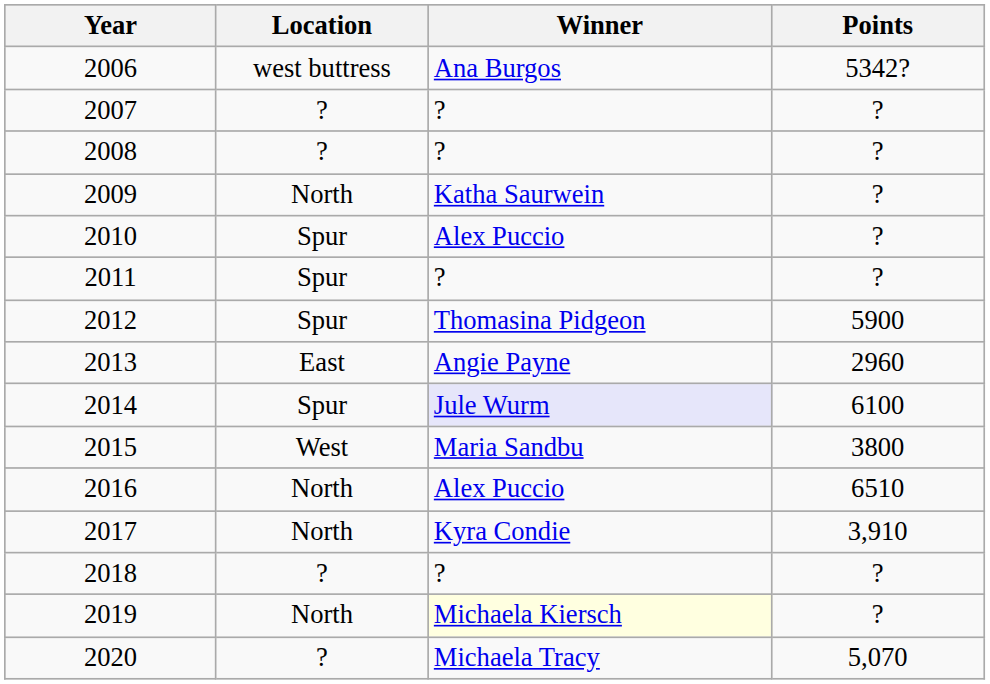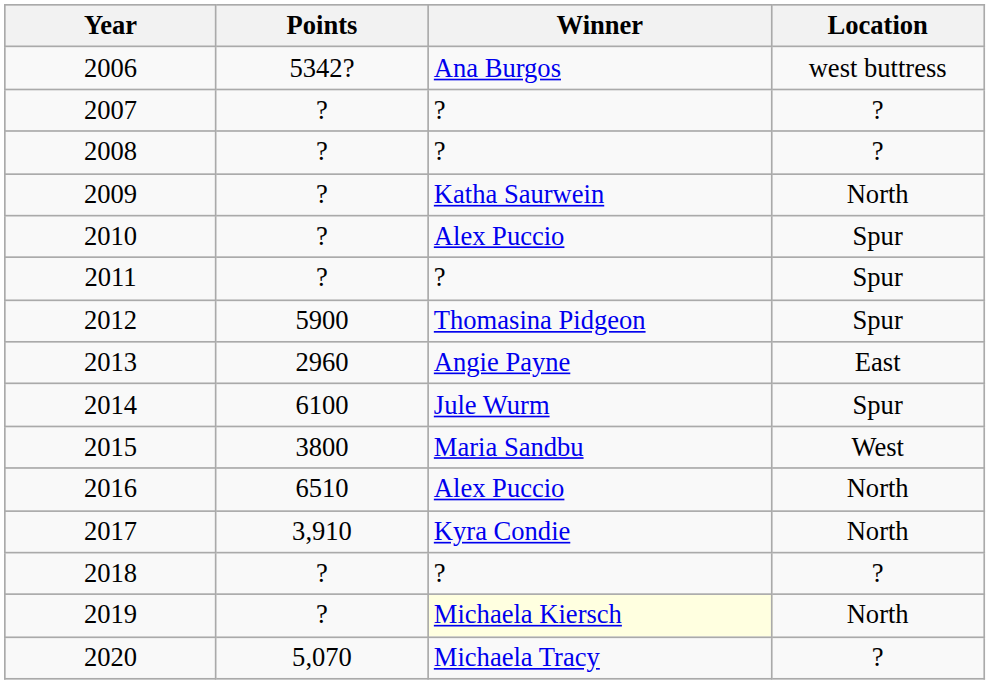columns swapped: (322, 25) <-> (878, 25)
(492, 404) lavender background -> (492, 404) no background
